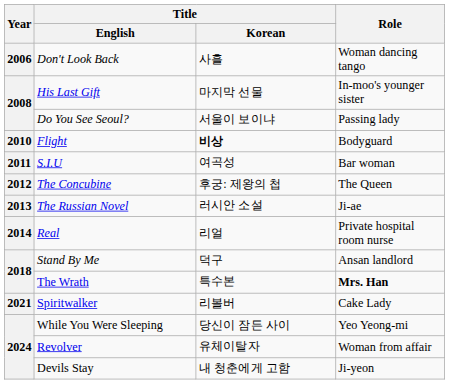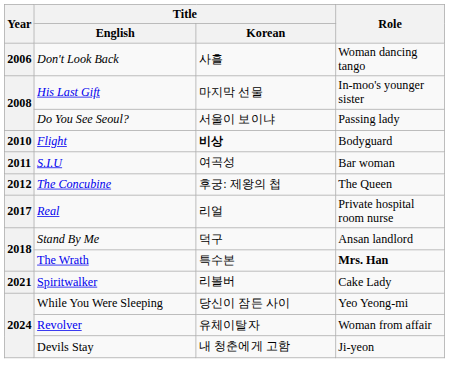- row: (83, 206)
(19, 233) 2014 -> (19, 211) 2017
